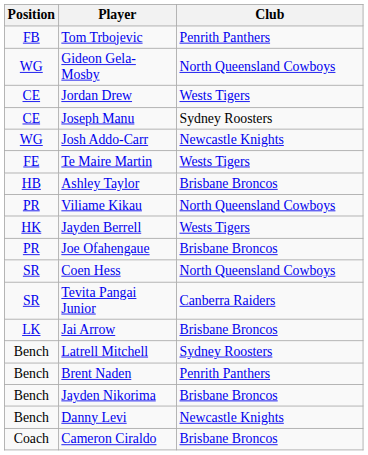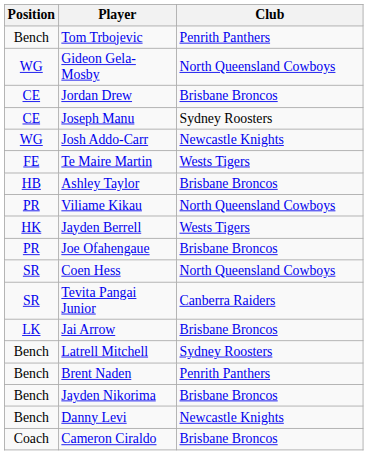(31, 37) FB -> (31, 37) Bench
(215, 96) Wests Tigers -> (229, 96) Brisbane Broncos
